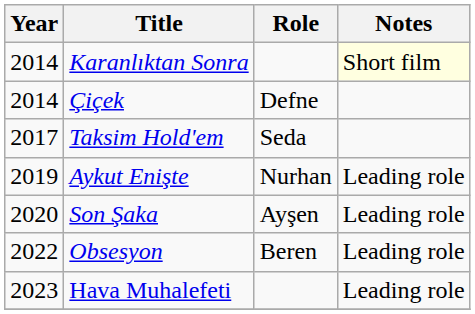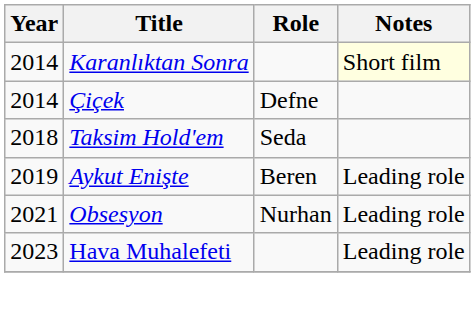(34, 137) 2017 -> (34, 137) 2018
(296, 175) Nurhan -> (288, 175) Beren
- row: (114, 213)
(34, 251) 2022 -> (34, 213) 2021
(288, 251) Beren -> (296, 213) Nurhan
